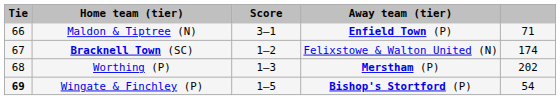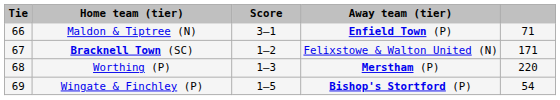(528, 49) 174 -> (528, 49) 171
(528, 67) 202 -> (528, 67) 220
(18, 86) bold -> (18, 86) normal
